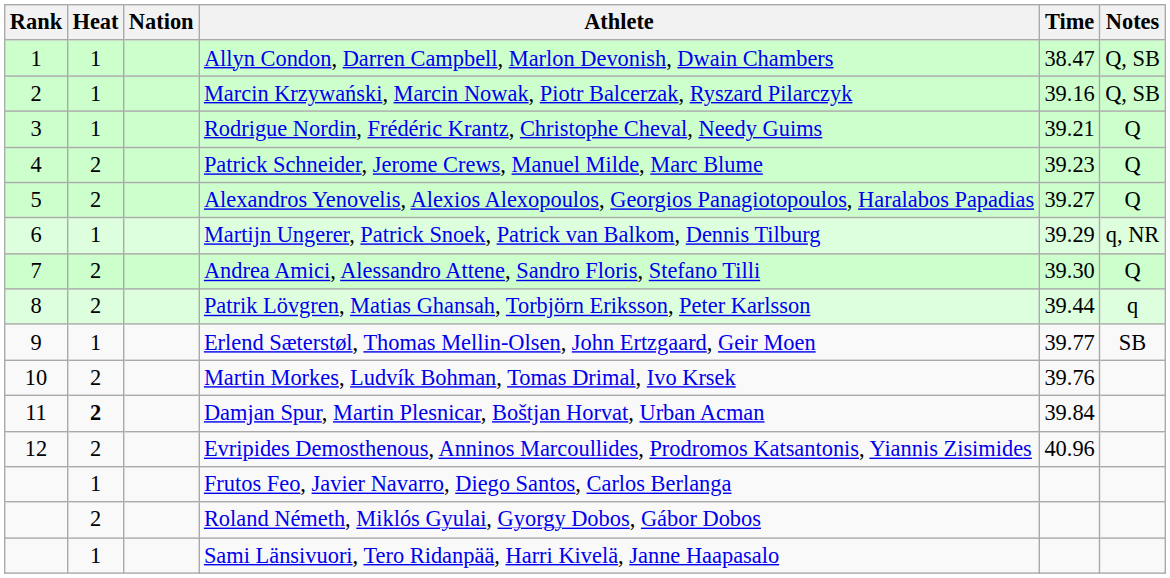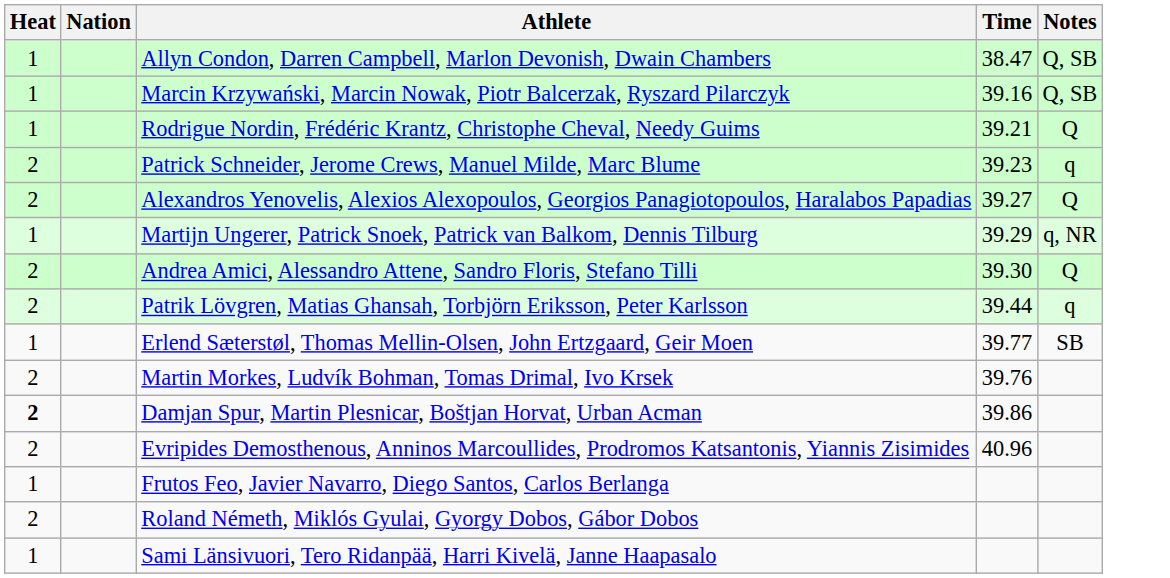- column: (36, 22)
(1133, 164) Q -> (1070, 164) q
(1070, 413) 39.84 -> (1007, 413) 39.86
